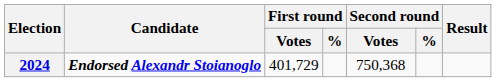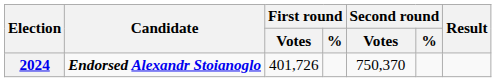(294, 64) 401,729 -> (294, 64) 401,726
(381, 64) 750,368 -> (381, 64) 750,370
